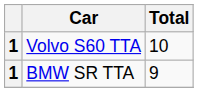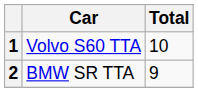(13, 73) 1 -> (13, 73) 2
